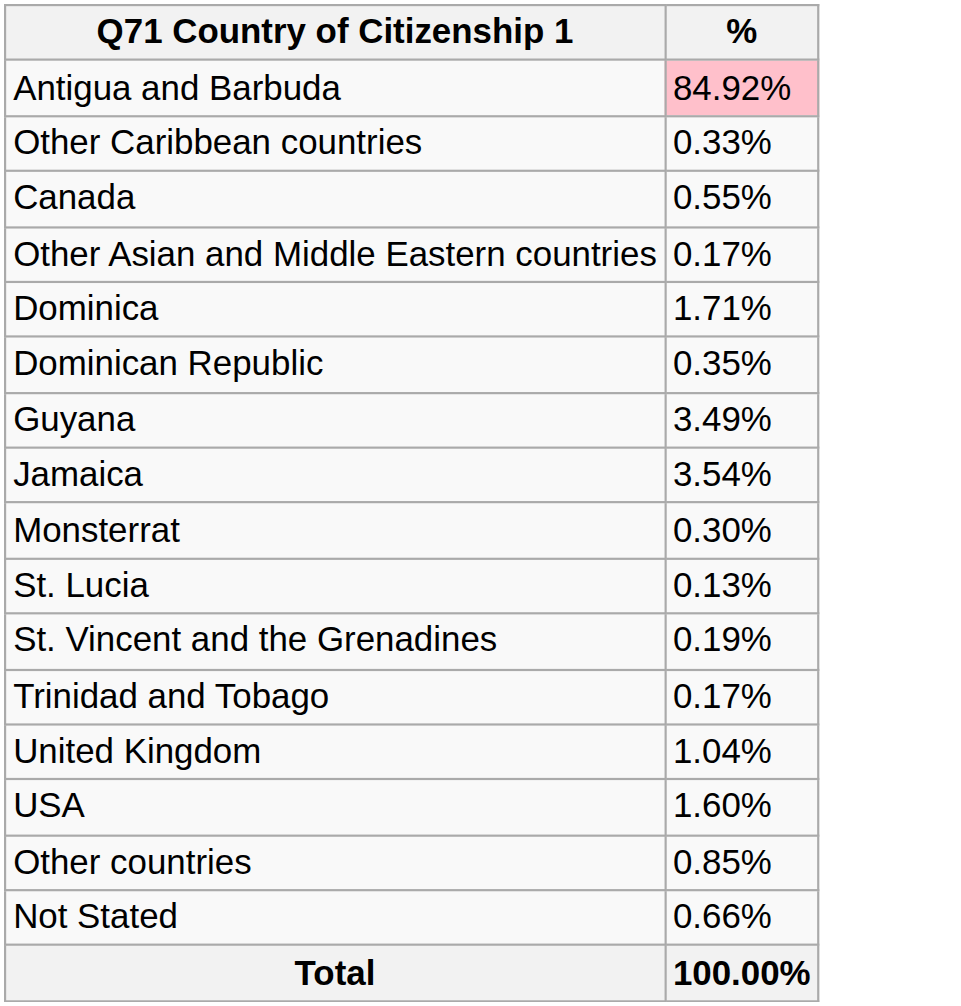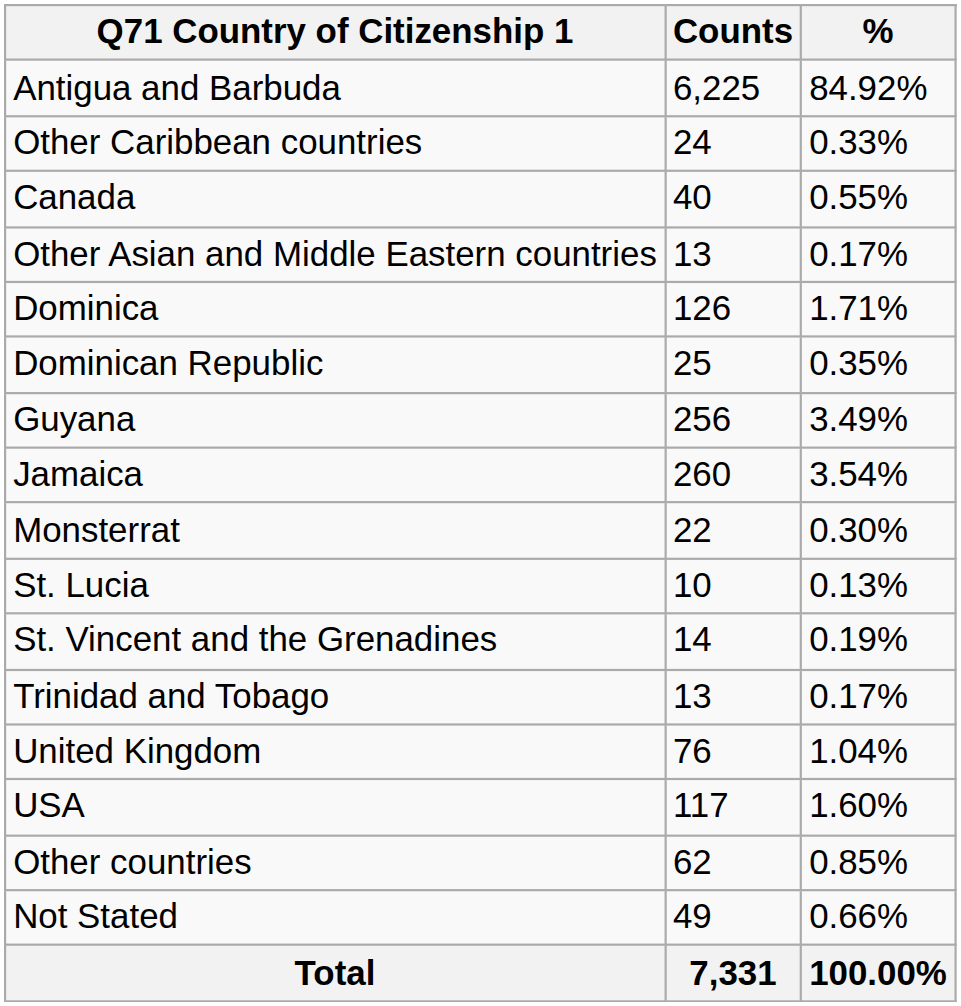+ column: (733, 32)
(732, 87) pink background -> (868, 87) no background
